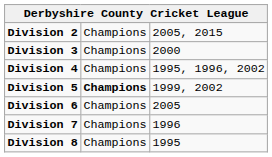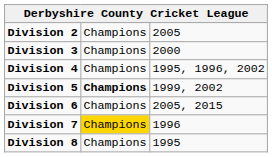(188, 32) 2005, 2015 -> (166, 32) 2005
(166, 106) 2005 -> (188, 106) 2005, 2015
(115, 125) no background -> (115, 125) gold background
